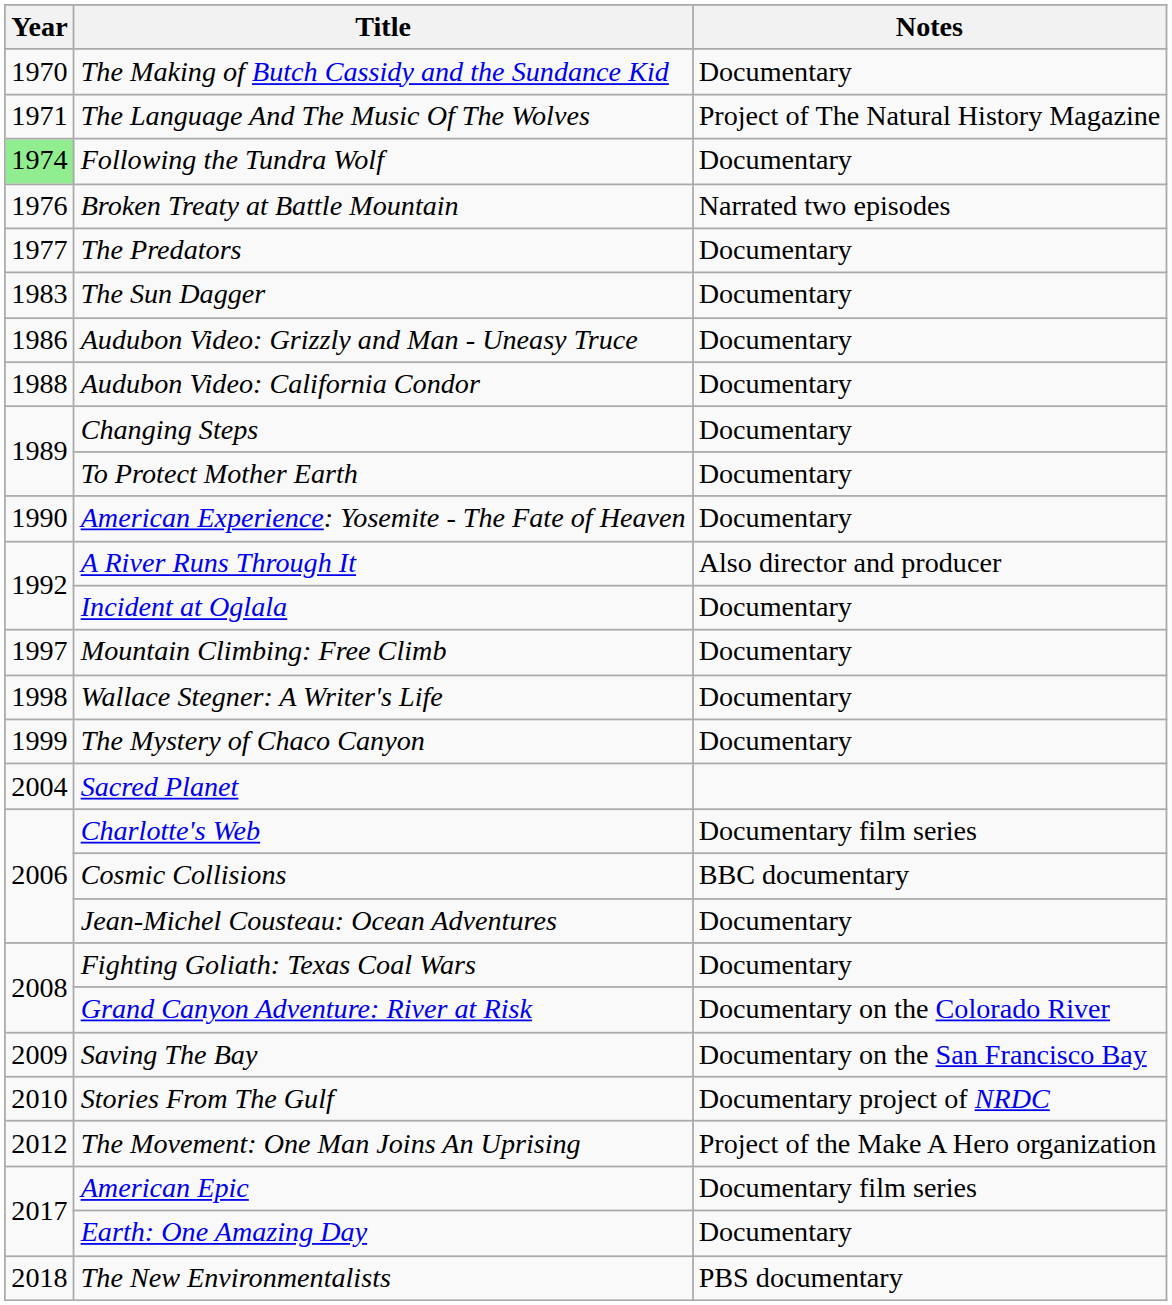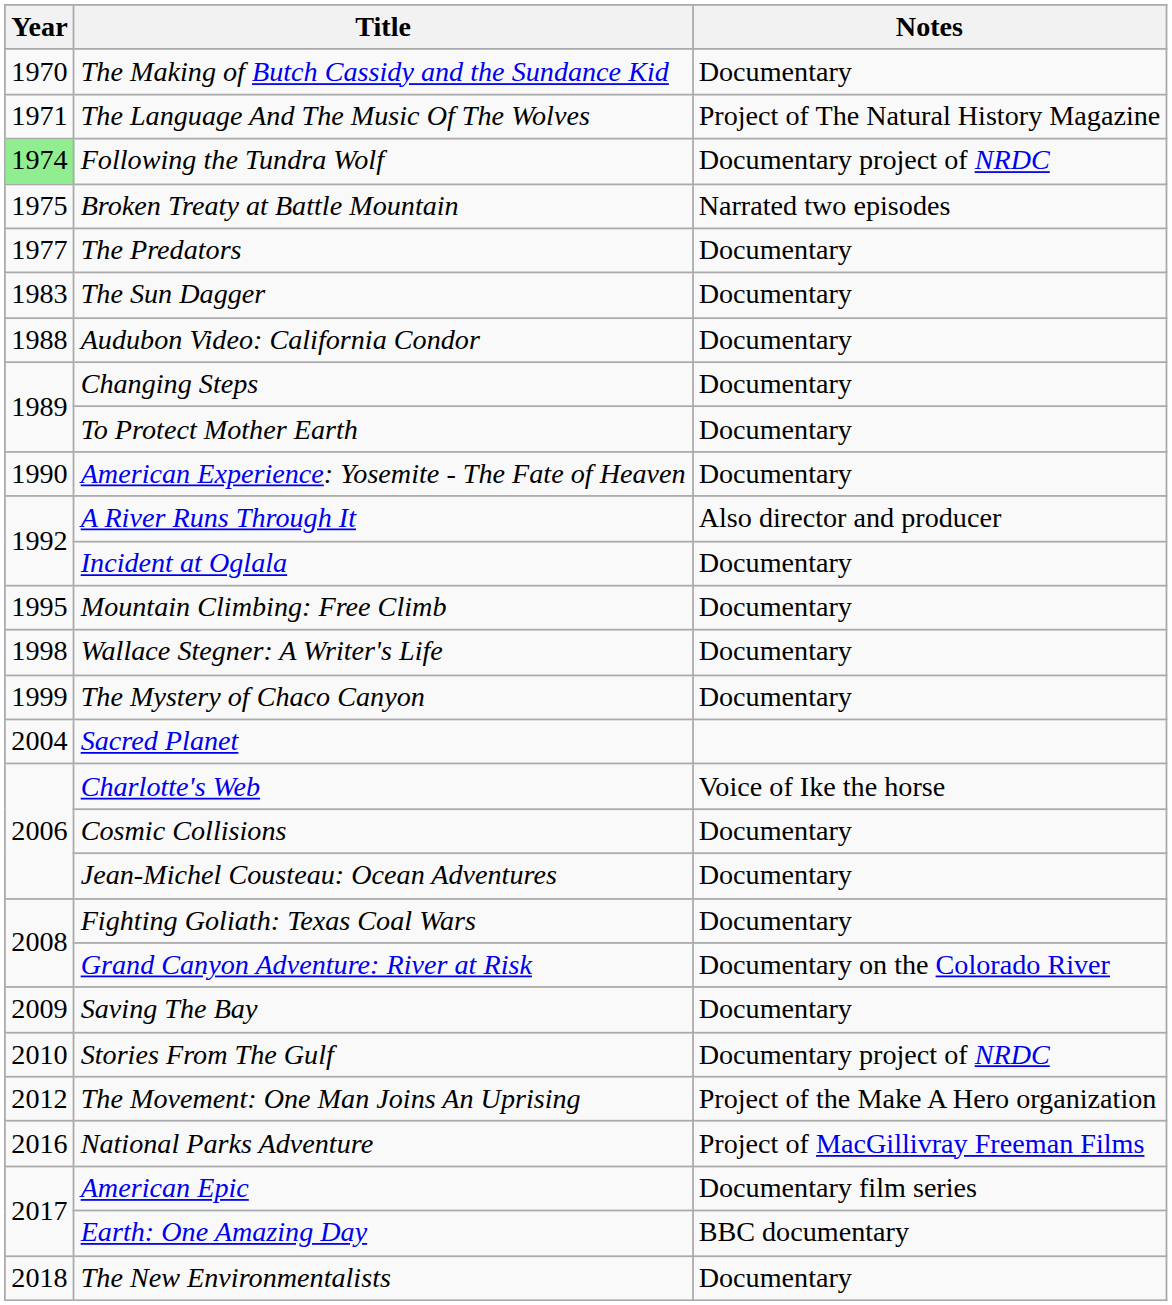(775, 160) Documentary -> (874, 160) Documentary project of NRDC
(40, 205) 1976 -> (40, 205) 1975
- row: (359, 339)
(40, 652) 1997 -> (40, 607) 1995
(838, 830) Documentary film series -> (822, 786) Voice of Ike the horse
(804, 875) BBC documentary -> (775, 830) Documentary
(923, 1054) Documentary on the San Francisco Bay -> (775, 1009) Documentary
+ row: (227, 1143)
(775, 1232) Documentary -> (804, 1232) BBC documentary
(801, 1277) PBS documentary -> (775, 1277) Documentary
